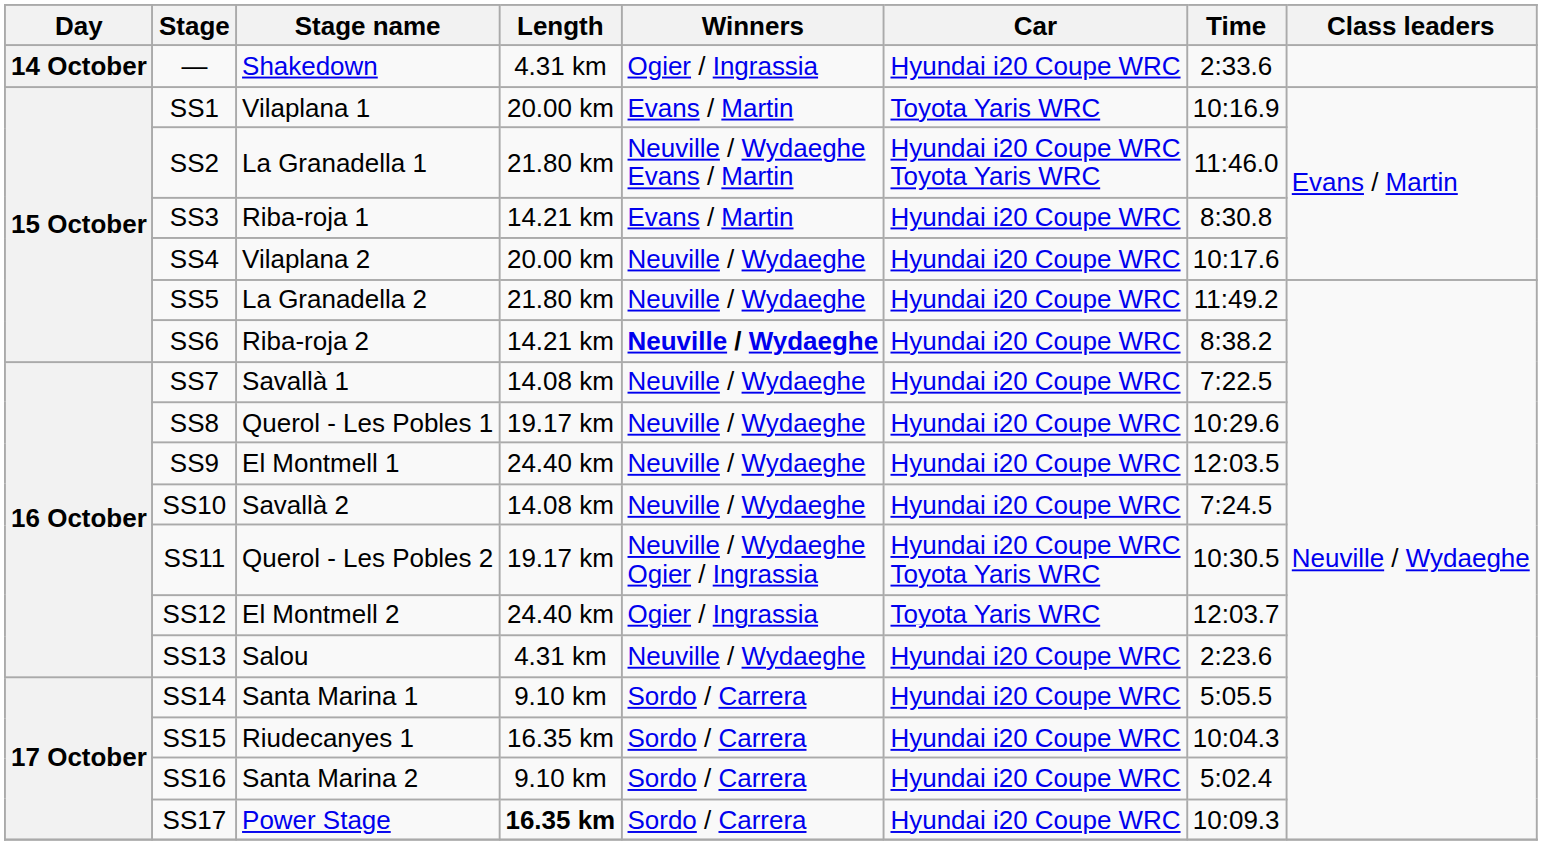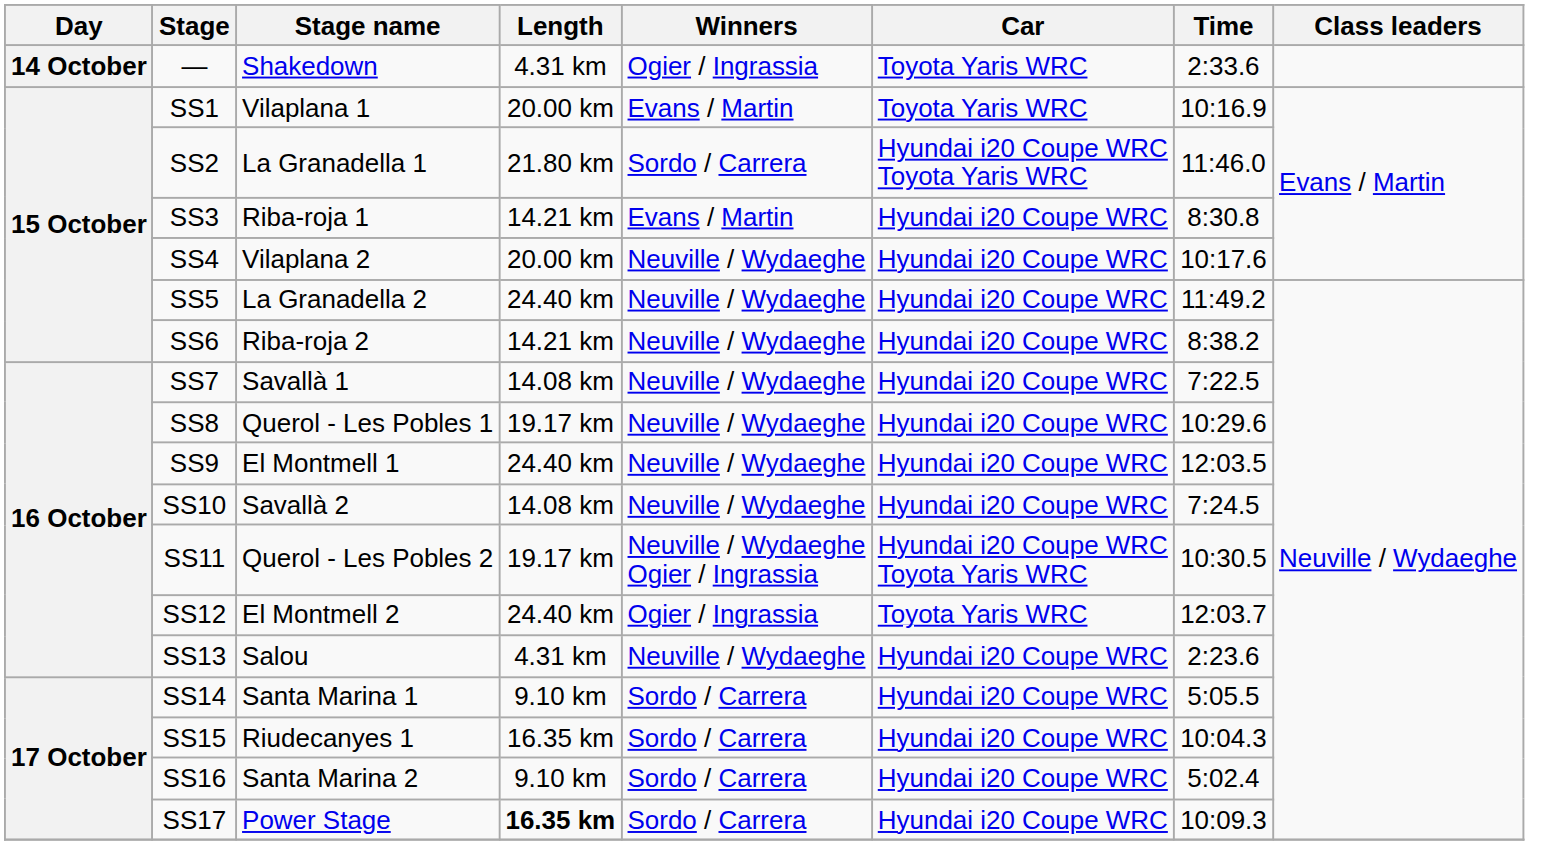(1036, 66) Hyundai i20 Coupe WRC -> (983, 66) Toyota Yaris WRC
(746, 162) Neuville / Wydaeghe Evans / Martin -> (717, 162) Sordo / Carrera
(560, 299) 21.80 km -> (560, 299) 24.40 km
(753, 340) bold -> (746, 340) normal
